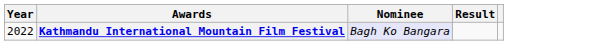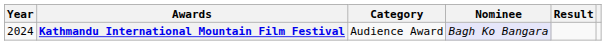+ column: (397, 13)
(20, 31) 2022 -> (20, 31) 2024
